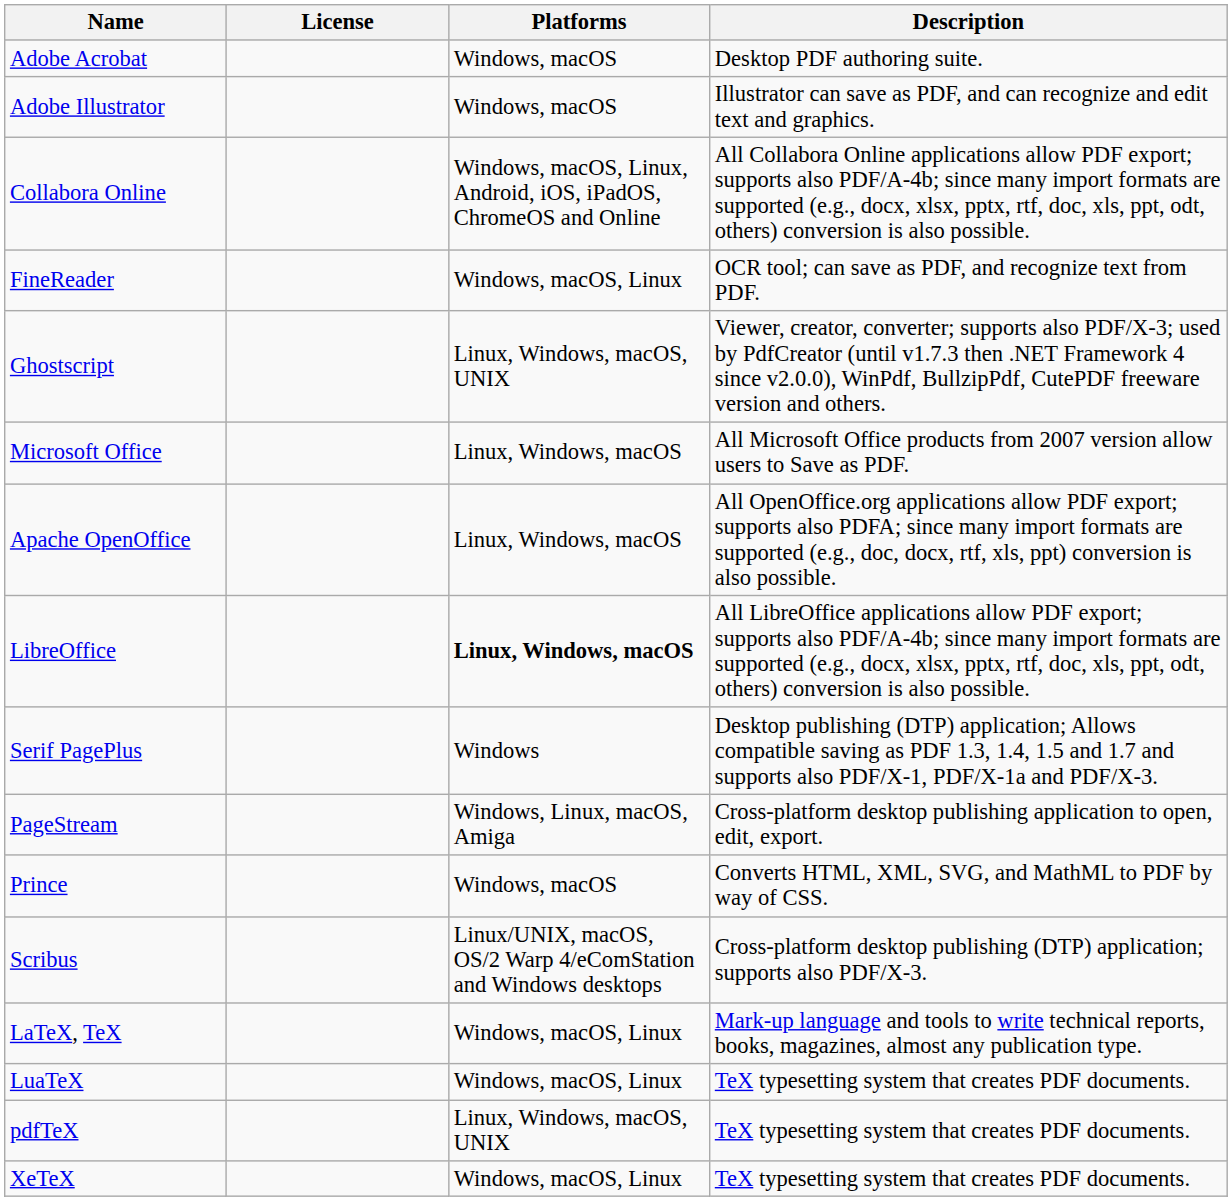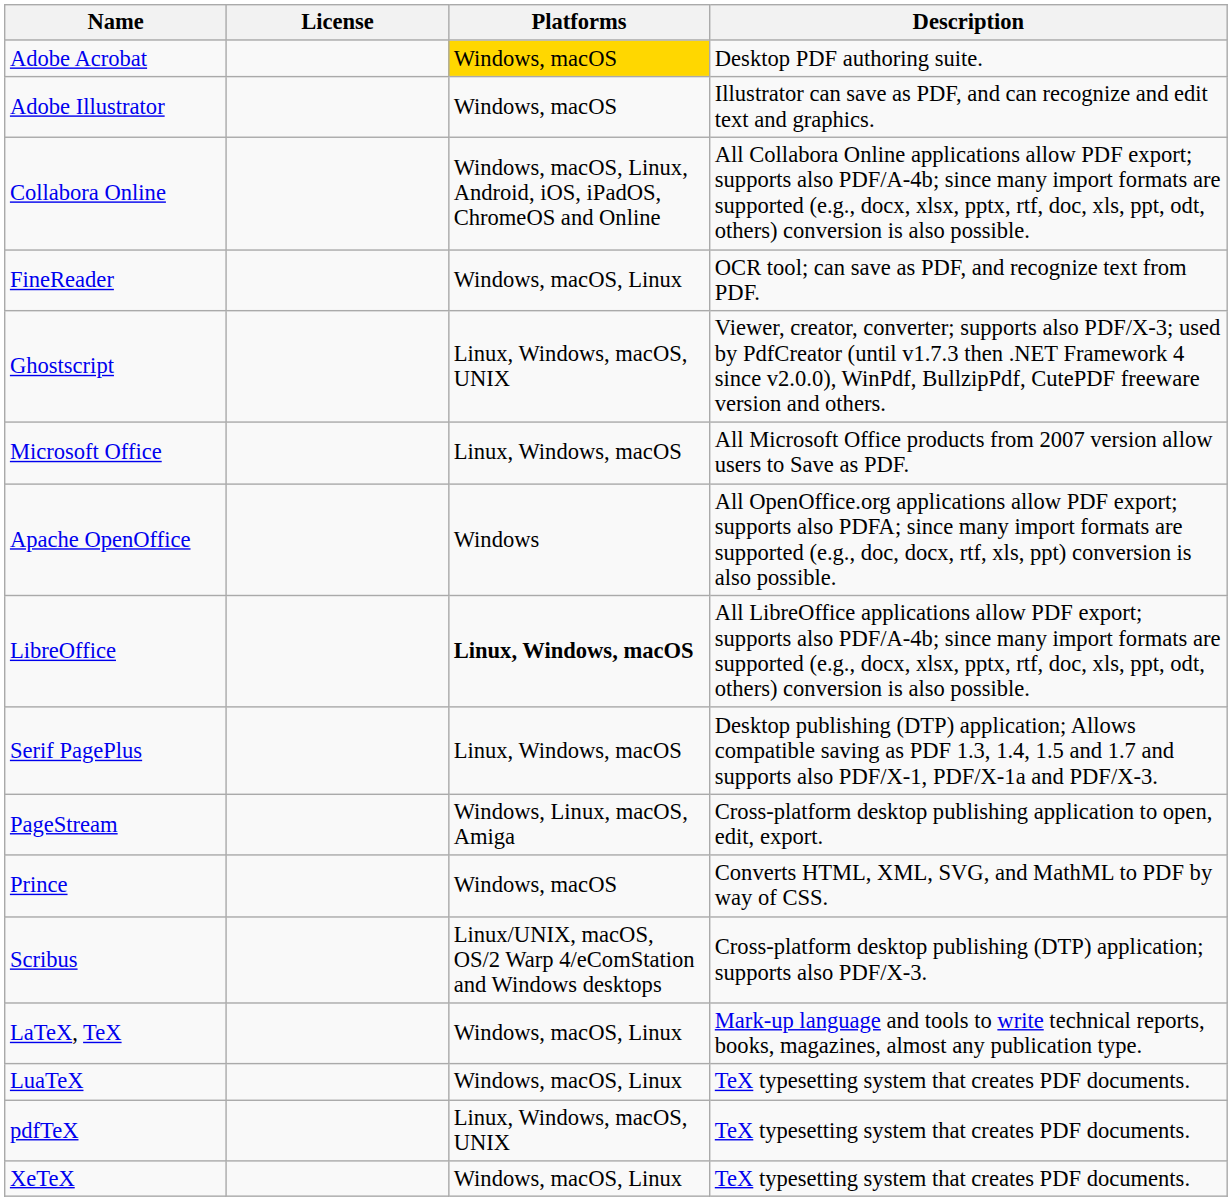(535, 58) no background -> (535, 58) gold background
(568, 539) Linux, Windows, macOS -> (496, 539) Windows
(496, 750) Windows -> (568, 750) Linux, Windows, macOS
